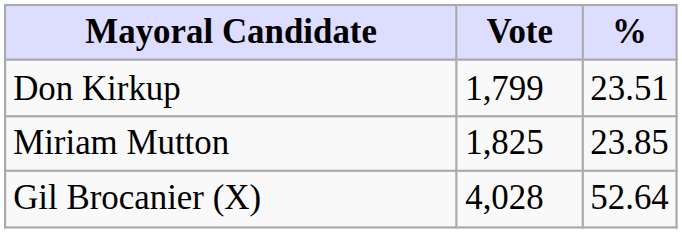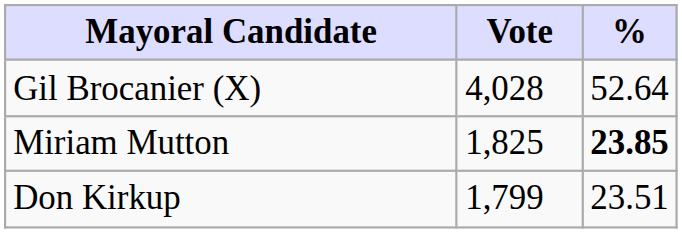rows swapped: (137, 198) <-> (97, 87)
(630, 142) normal -> (630, 142) bold
